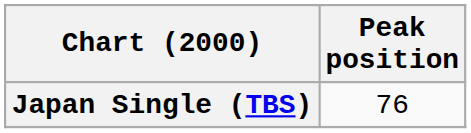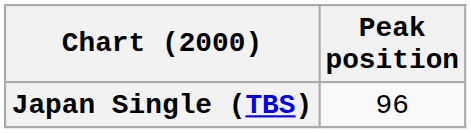(392, 105) 76 -> (392, 105) 96
